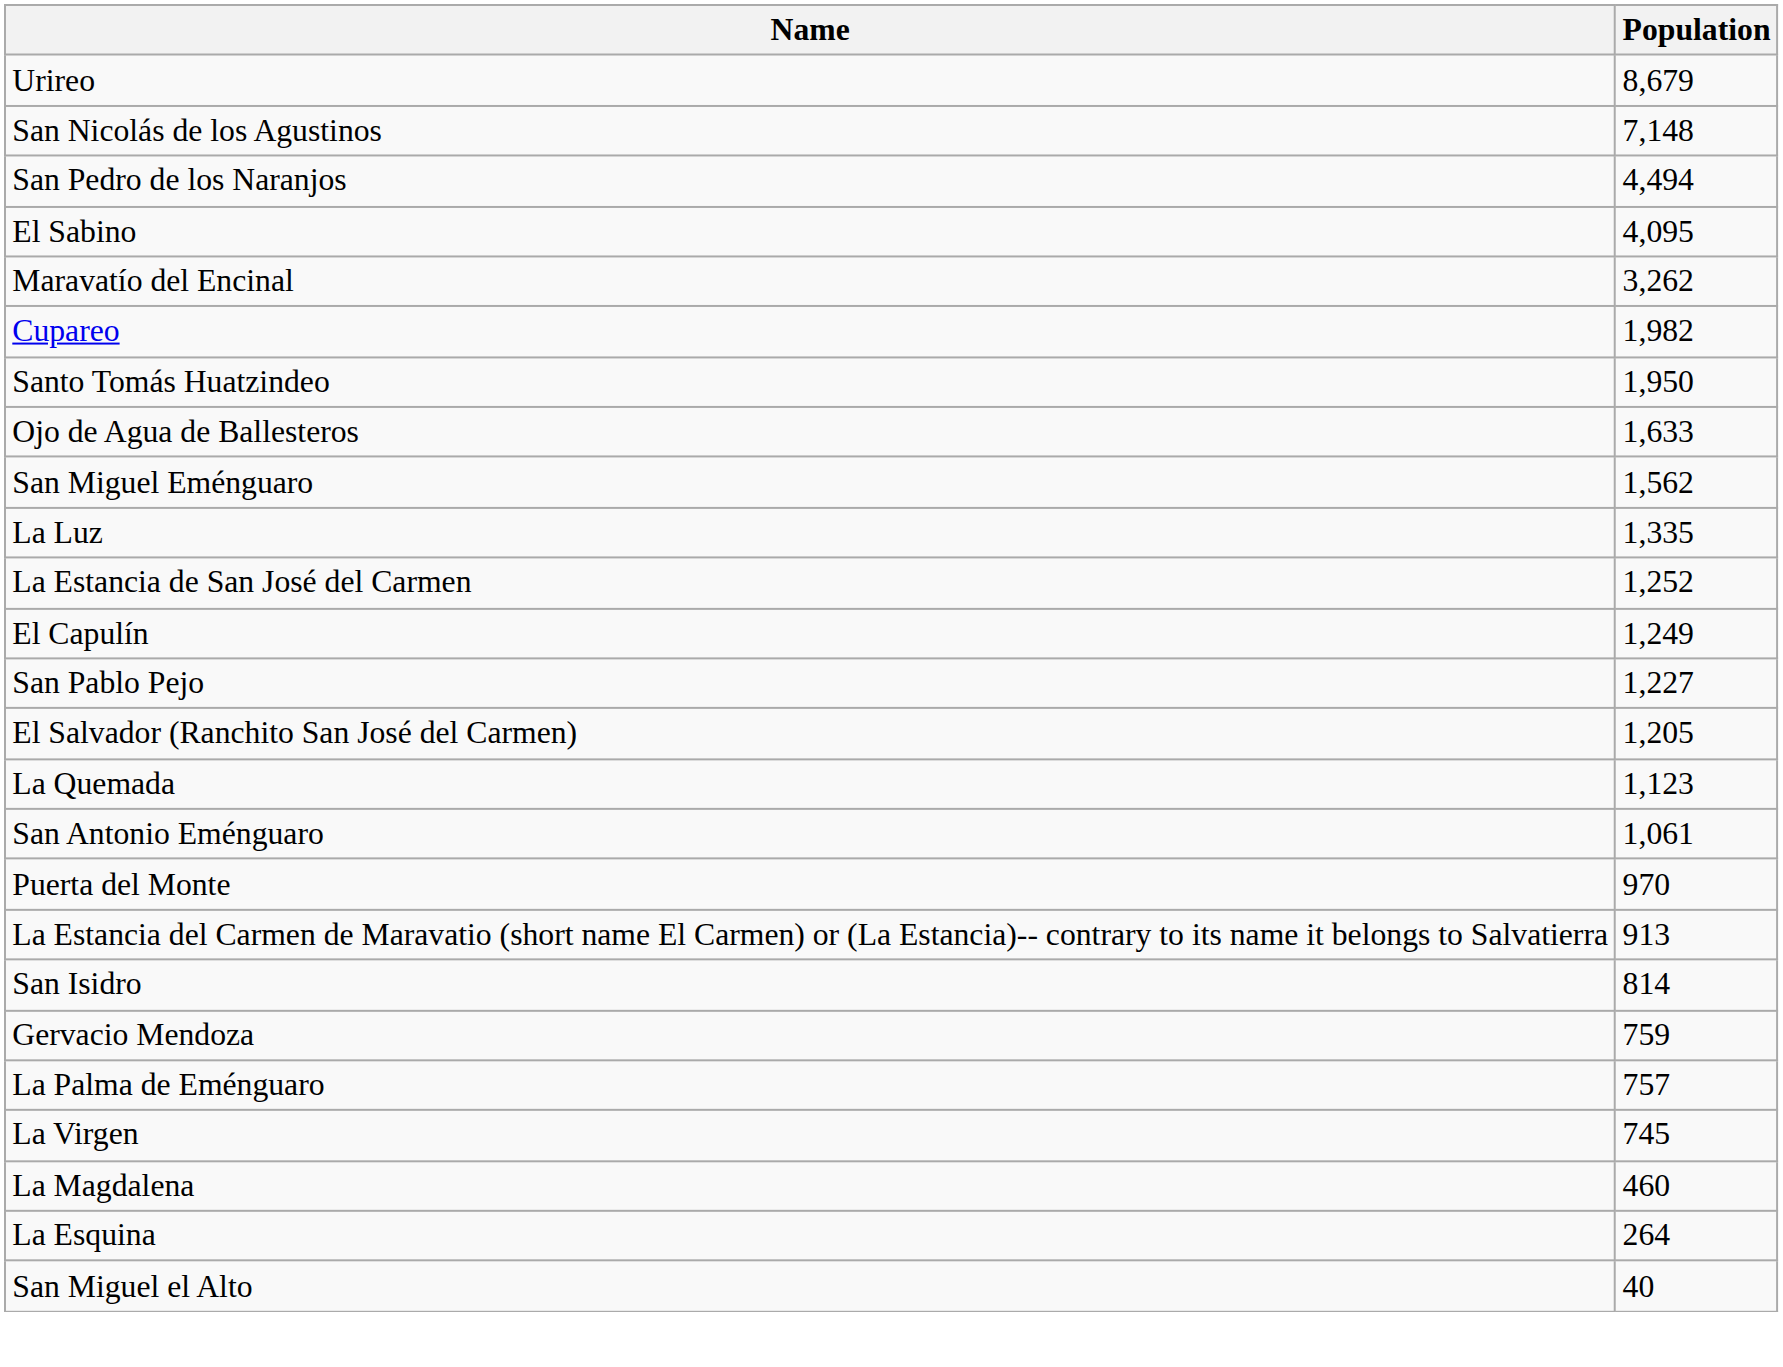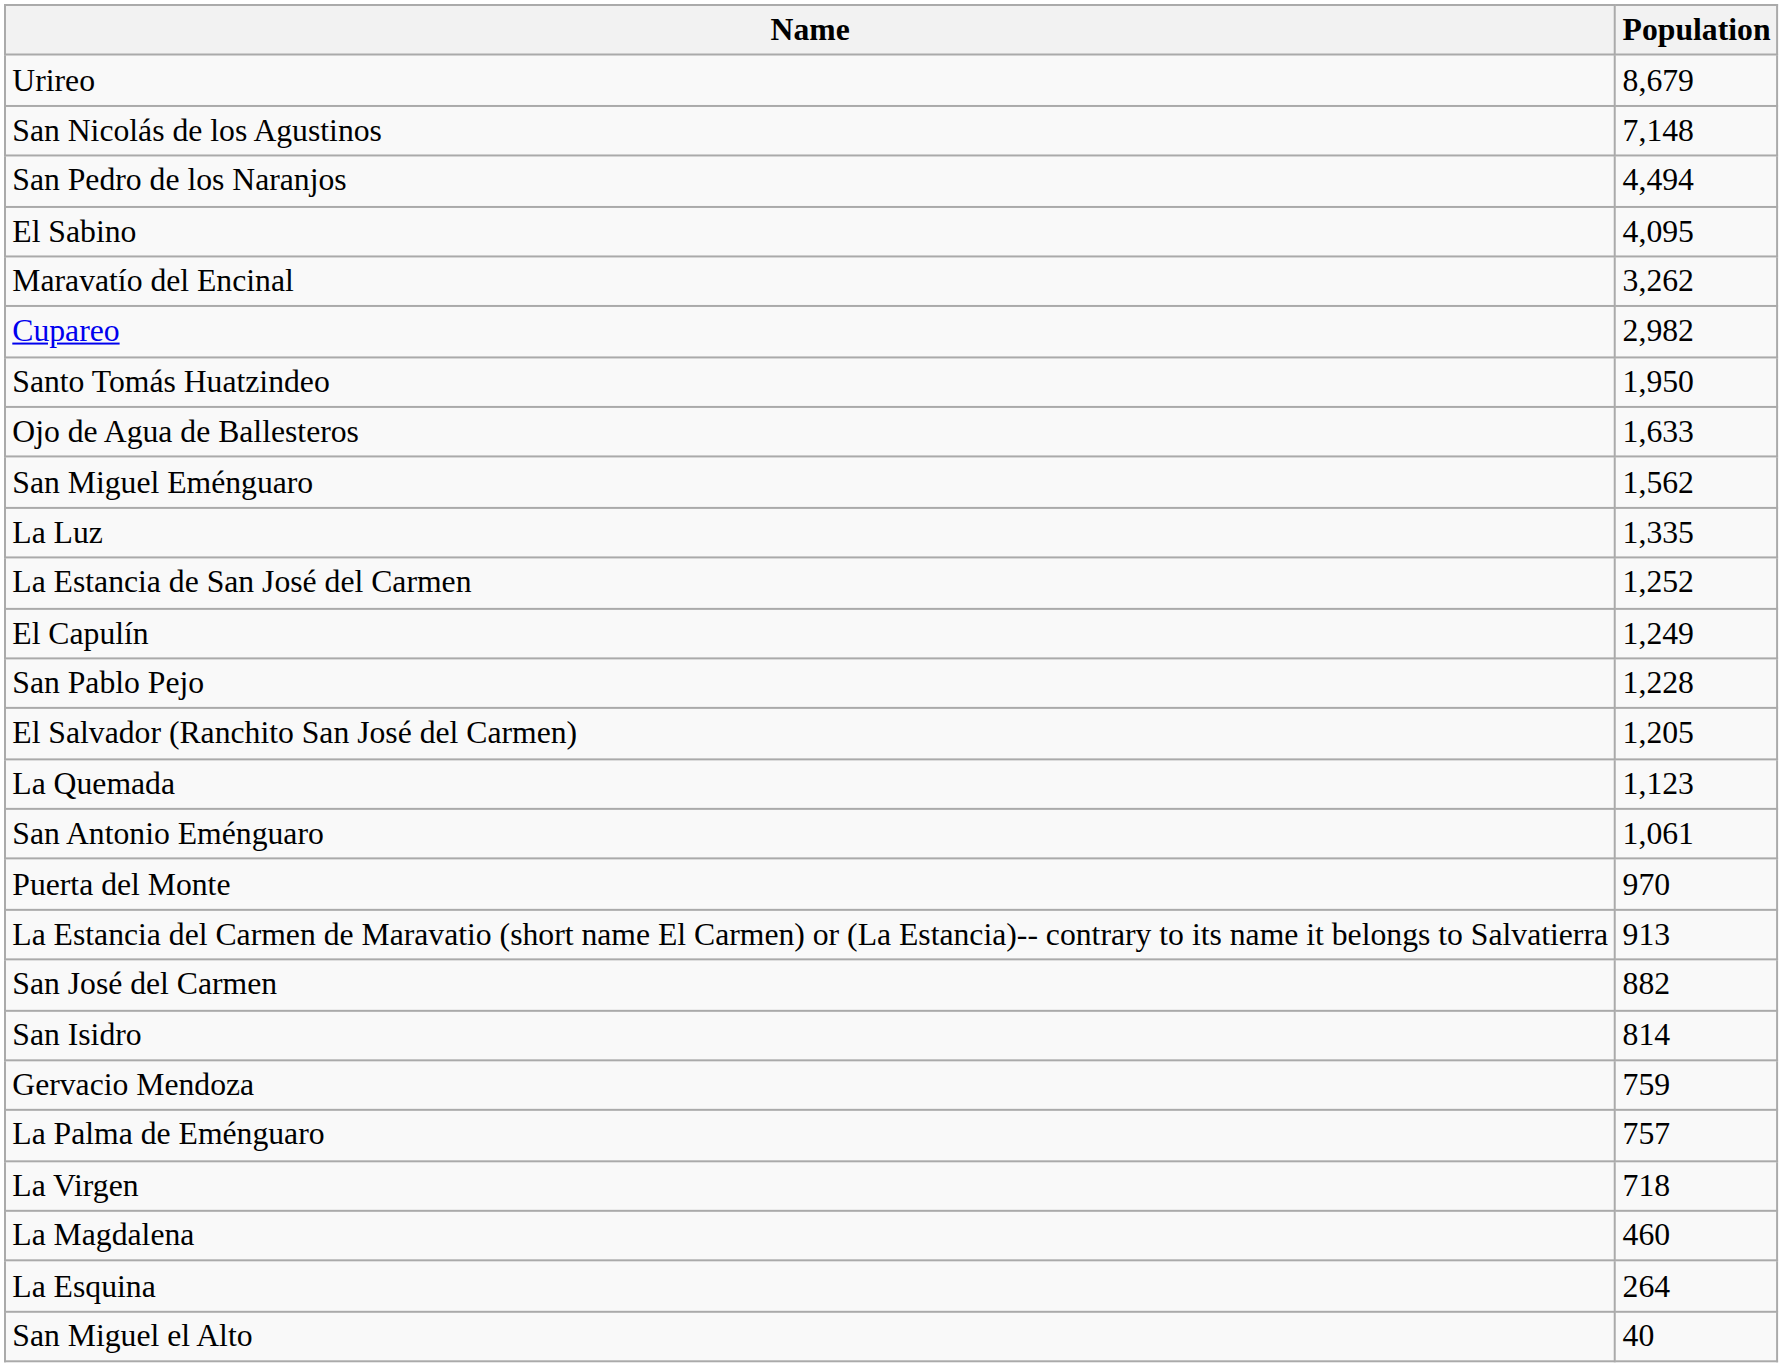(1658, 331) 1,982 -> (1658, 331) 2,982
(1658, 682) 1,227 -> (1658, 682) 1,228
+ row: (145, 984)
(1646, 1134) 745 -> (1646, 1185) 718
